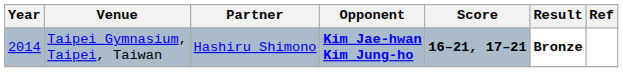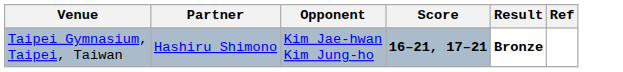- column: (24, 16)
(372, 47) bold -> (333, 47) normal
